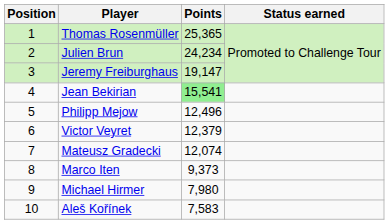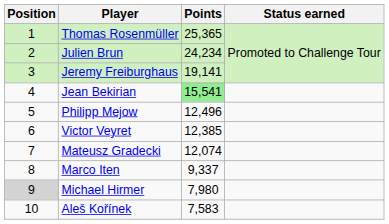(203, 72) 19,147 -> (203, 72) 19,141
(203, 131) 12,379 -> (203, 131) 12,385
(203, 170) 9,373 -> (203, 170) 9,337
(32, 190) no background -> (32, 190) lightgrey background
